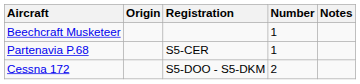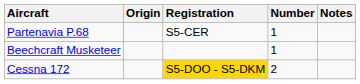rows swapped: (64, 32) <-> (48, 50)
(215, 69) no background -> (215, 69) gold background
